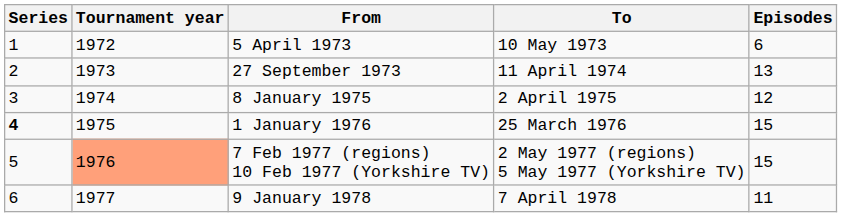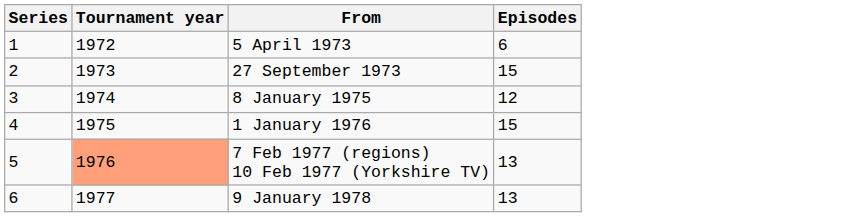- column: (622, 18)
(763, 72) 13 -> (508, 72) 15
(14, 126) bold -> (14, 126) normal
(763, 162) 15 -> (508, 162) 13
(763, 199) 11 -> (508, 199) 13
